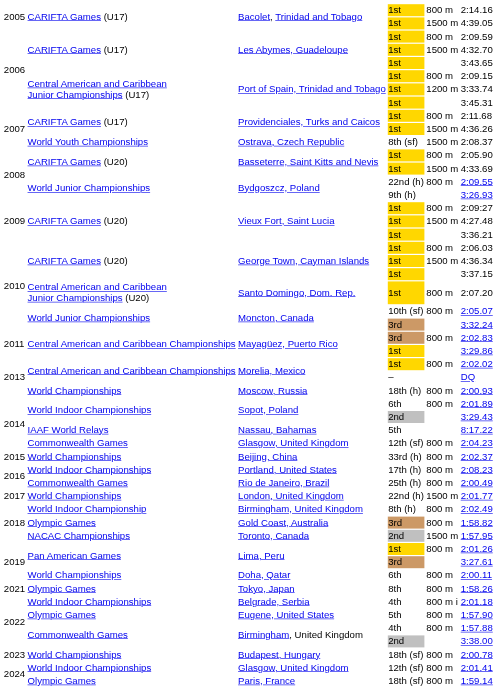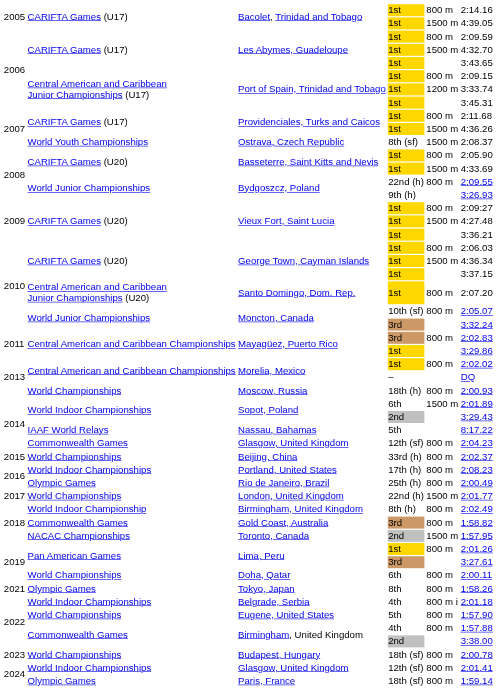(440, 404) 800 m -> (442, 404) 1500 m
(78, 483) Commonwealth Games -> (62, 483) Olympic Games
(62, 522) Olympic Games -> (78, 522) Commonwealth Games
(62, 615) Olympic Games -> (74, 615) World Championships
